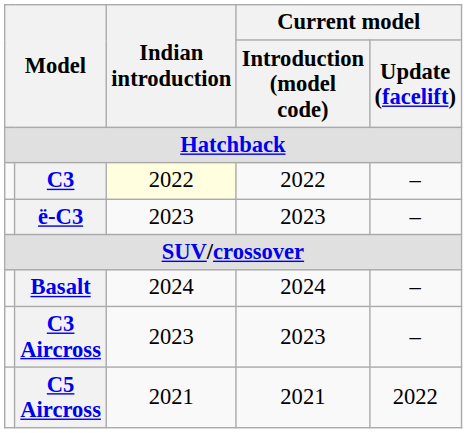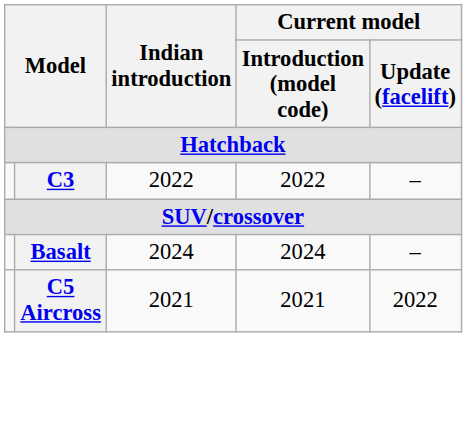(171, 180) lightyellow background -> (171, 180) no background
- row: (61, 216)
- row: (61, 336)
